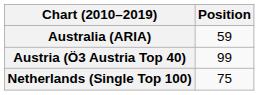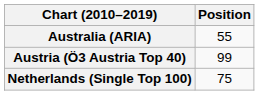(224, 36) 59 -> (224, 36) 55
